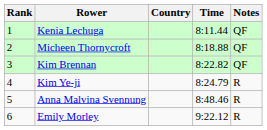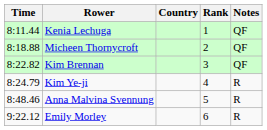columns swapped: (20, 13) <-> (212, 13)
